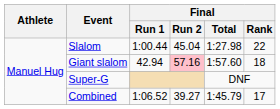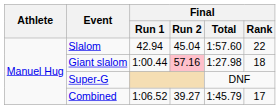(150, 46) 1:00.44 -> (150, 46) 42.94
(224, 46) 1:27.98 -> (224, 46) 1:57.60
(150, 63) 42.94 -> (150, 63) 1:00.44
(224, 63) 1:57.60 -> (224, 63) 1:27.98
